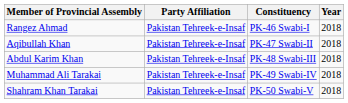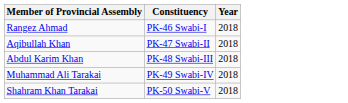- column: (196, 12)
